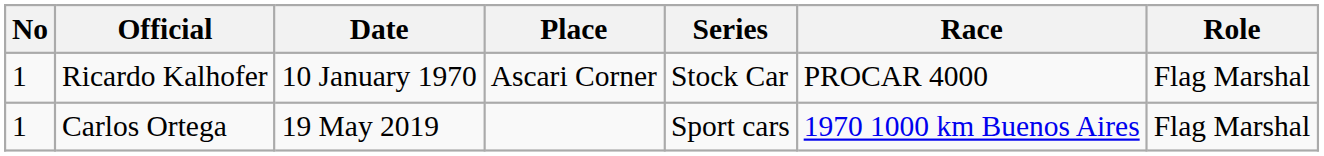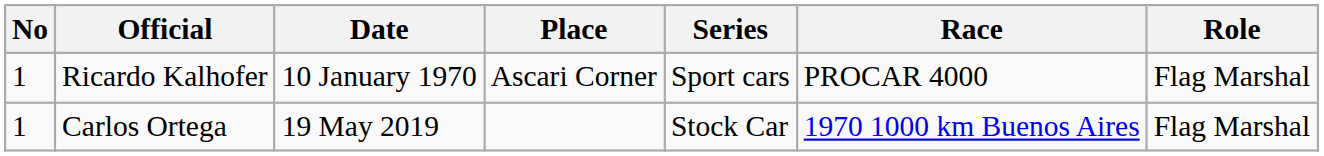(729, 77) Stock Car -> (730, 77) Sport cars
(730, 125) Sport cars -> (729, 125) Stock Car
